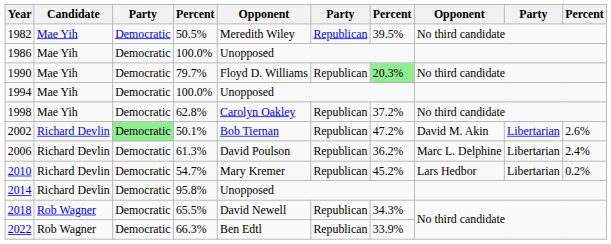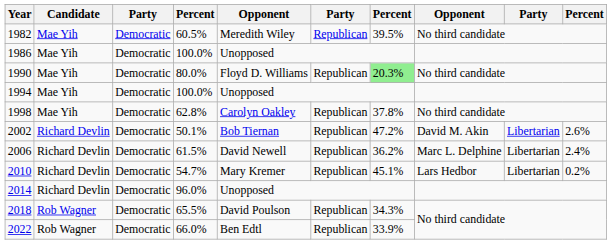(191, 33) 50.5% -> (191, 33) 60.5%
(191, 72) 79.7% -> (191, 72) 80.0%
(388, 112) 37.2% -> (388, 112) 37.8%
(143, 131) lightgreen background -> (143, 131) no background
(191, 151) 61.3% -> (191, 151) 61.5%
(255, 151) David Poulson -> (253, 151) David Newell
(388, 170) 45.2% -> (388, 170) 45.1%
(191, 190) 95.8% -> (191, 190) 96.0%
(253, 209) David Newell -> (255, 209) David Poulson
(191, 229) 66.3% -> (191, 229) 66.0%
